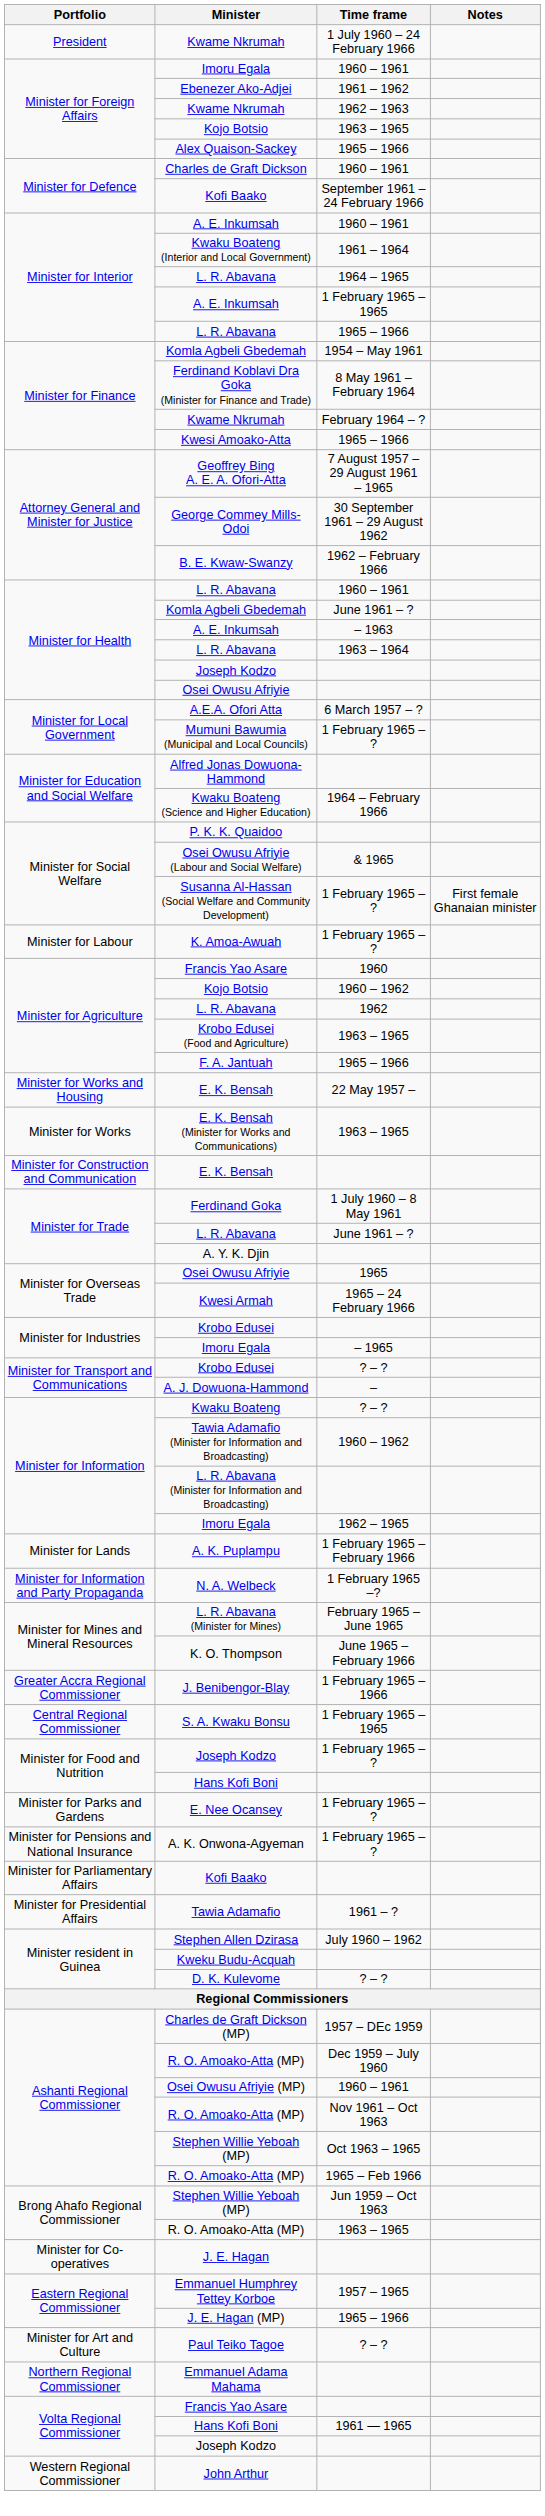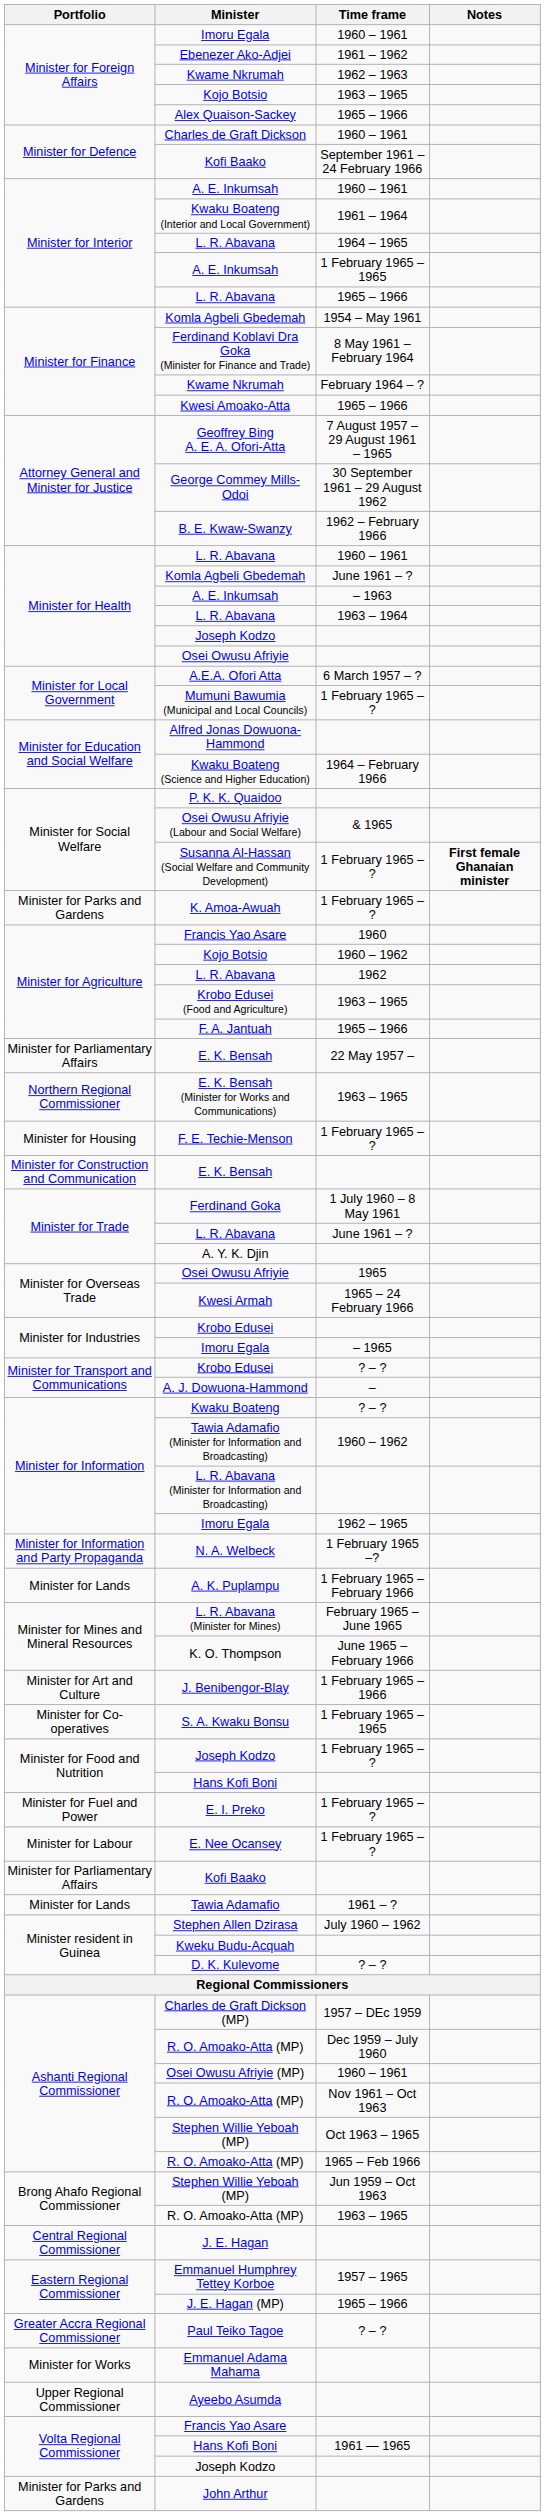- row: (236, 42)
(485, 901) normal -> (485, 867) bold
(80, 942) Minister for Labour -> (80, 908) Minister for Parks and Gardens
(80, 1090) Minister for Works and Housing -> (80, 1056) Minister for Parliamentary Affairs
(80, 1131) Minister for Works -> (80, 1097) Northern Regional Commissioner
+ row: (235, 1138)
rows swapped: (236, 1585) <-> (236, 1551)
(80, 1688) Greater Accra Regional Commissioner -> (80, 1688) Minister for Art and Culture
(80, 1722) Central Regional Commissioner -> (80, 1722) Minister for Co-operatives
+ row: (235, 1810)
(80, 1810) Minister for Parks and Gardens -> (80, 1844) Minister for Labour
- row: (236, 1844)
(80, 1912) Minister for Presidential Affairs -> (80, 1905) Minister for Lands
(80, 2257) Minister for Co-operatives -> (80, 2243) Central Regional Commissioner
(80, 2345) Minister for Art and Culture -> (80, 2331) Greater Accra Regional Commissioner
(80, 2379) Northern Regional Commissioner -> (80, 2365) Minister for Works
+ row: (235, 2399)
(80, 2474) Western Regional Commissioner -> (80, 2494) Minister for Parks and Gardens
